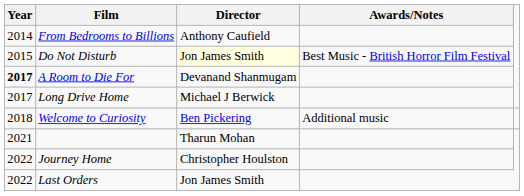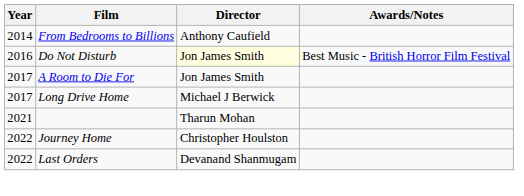(20, 56) 2015 -> (20, 56) 2016
(20, 77) bold -> (20, 77) normal
(238, 77) Devanand Shanmugam -> (222, 77) Jon James Smith
- row: (92, 118)
(222, 180) Jon James Smith -> (238, 159) Devanand Shanmugam
